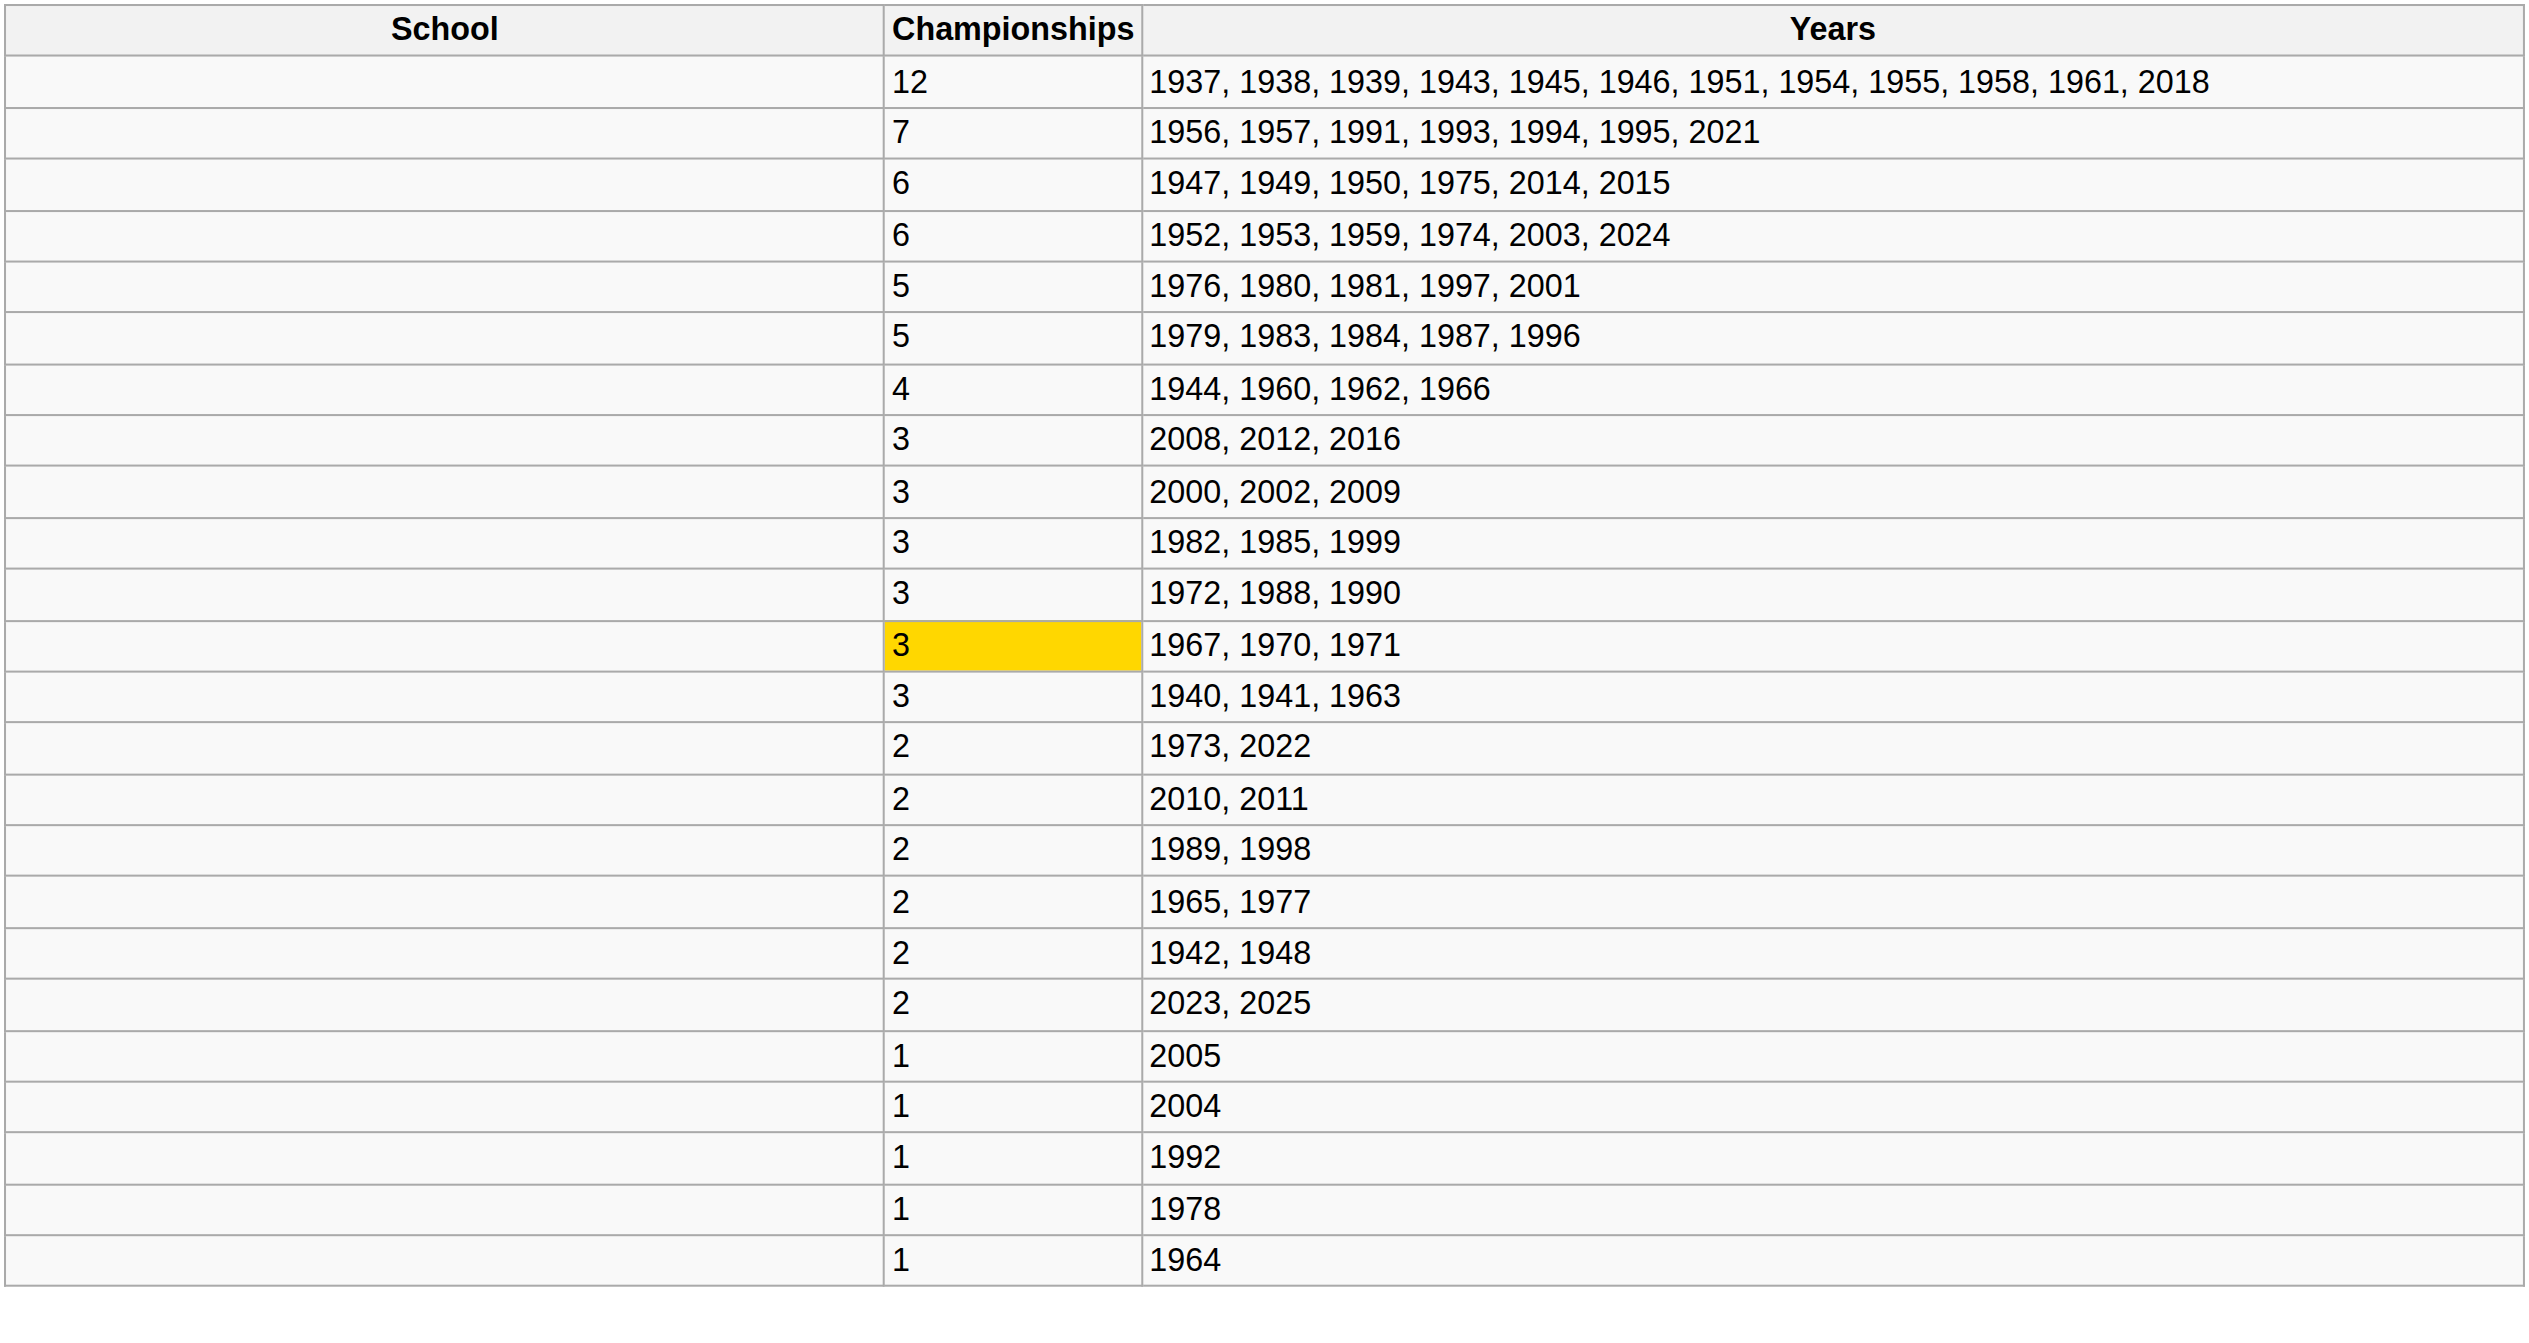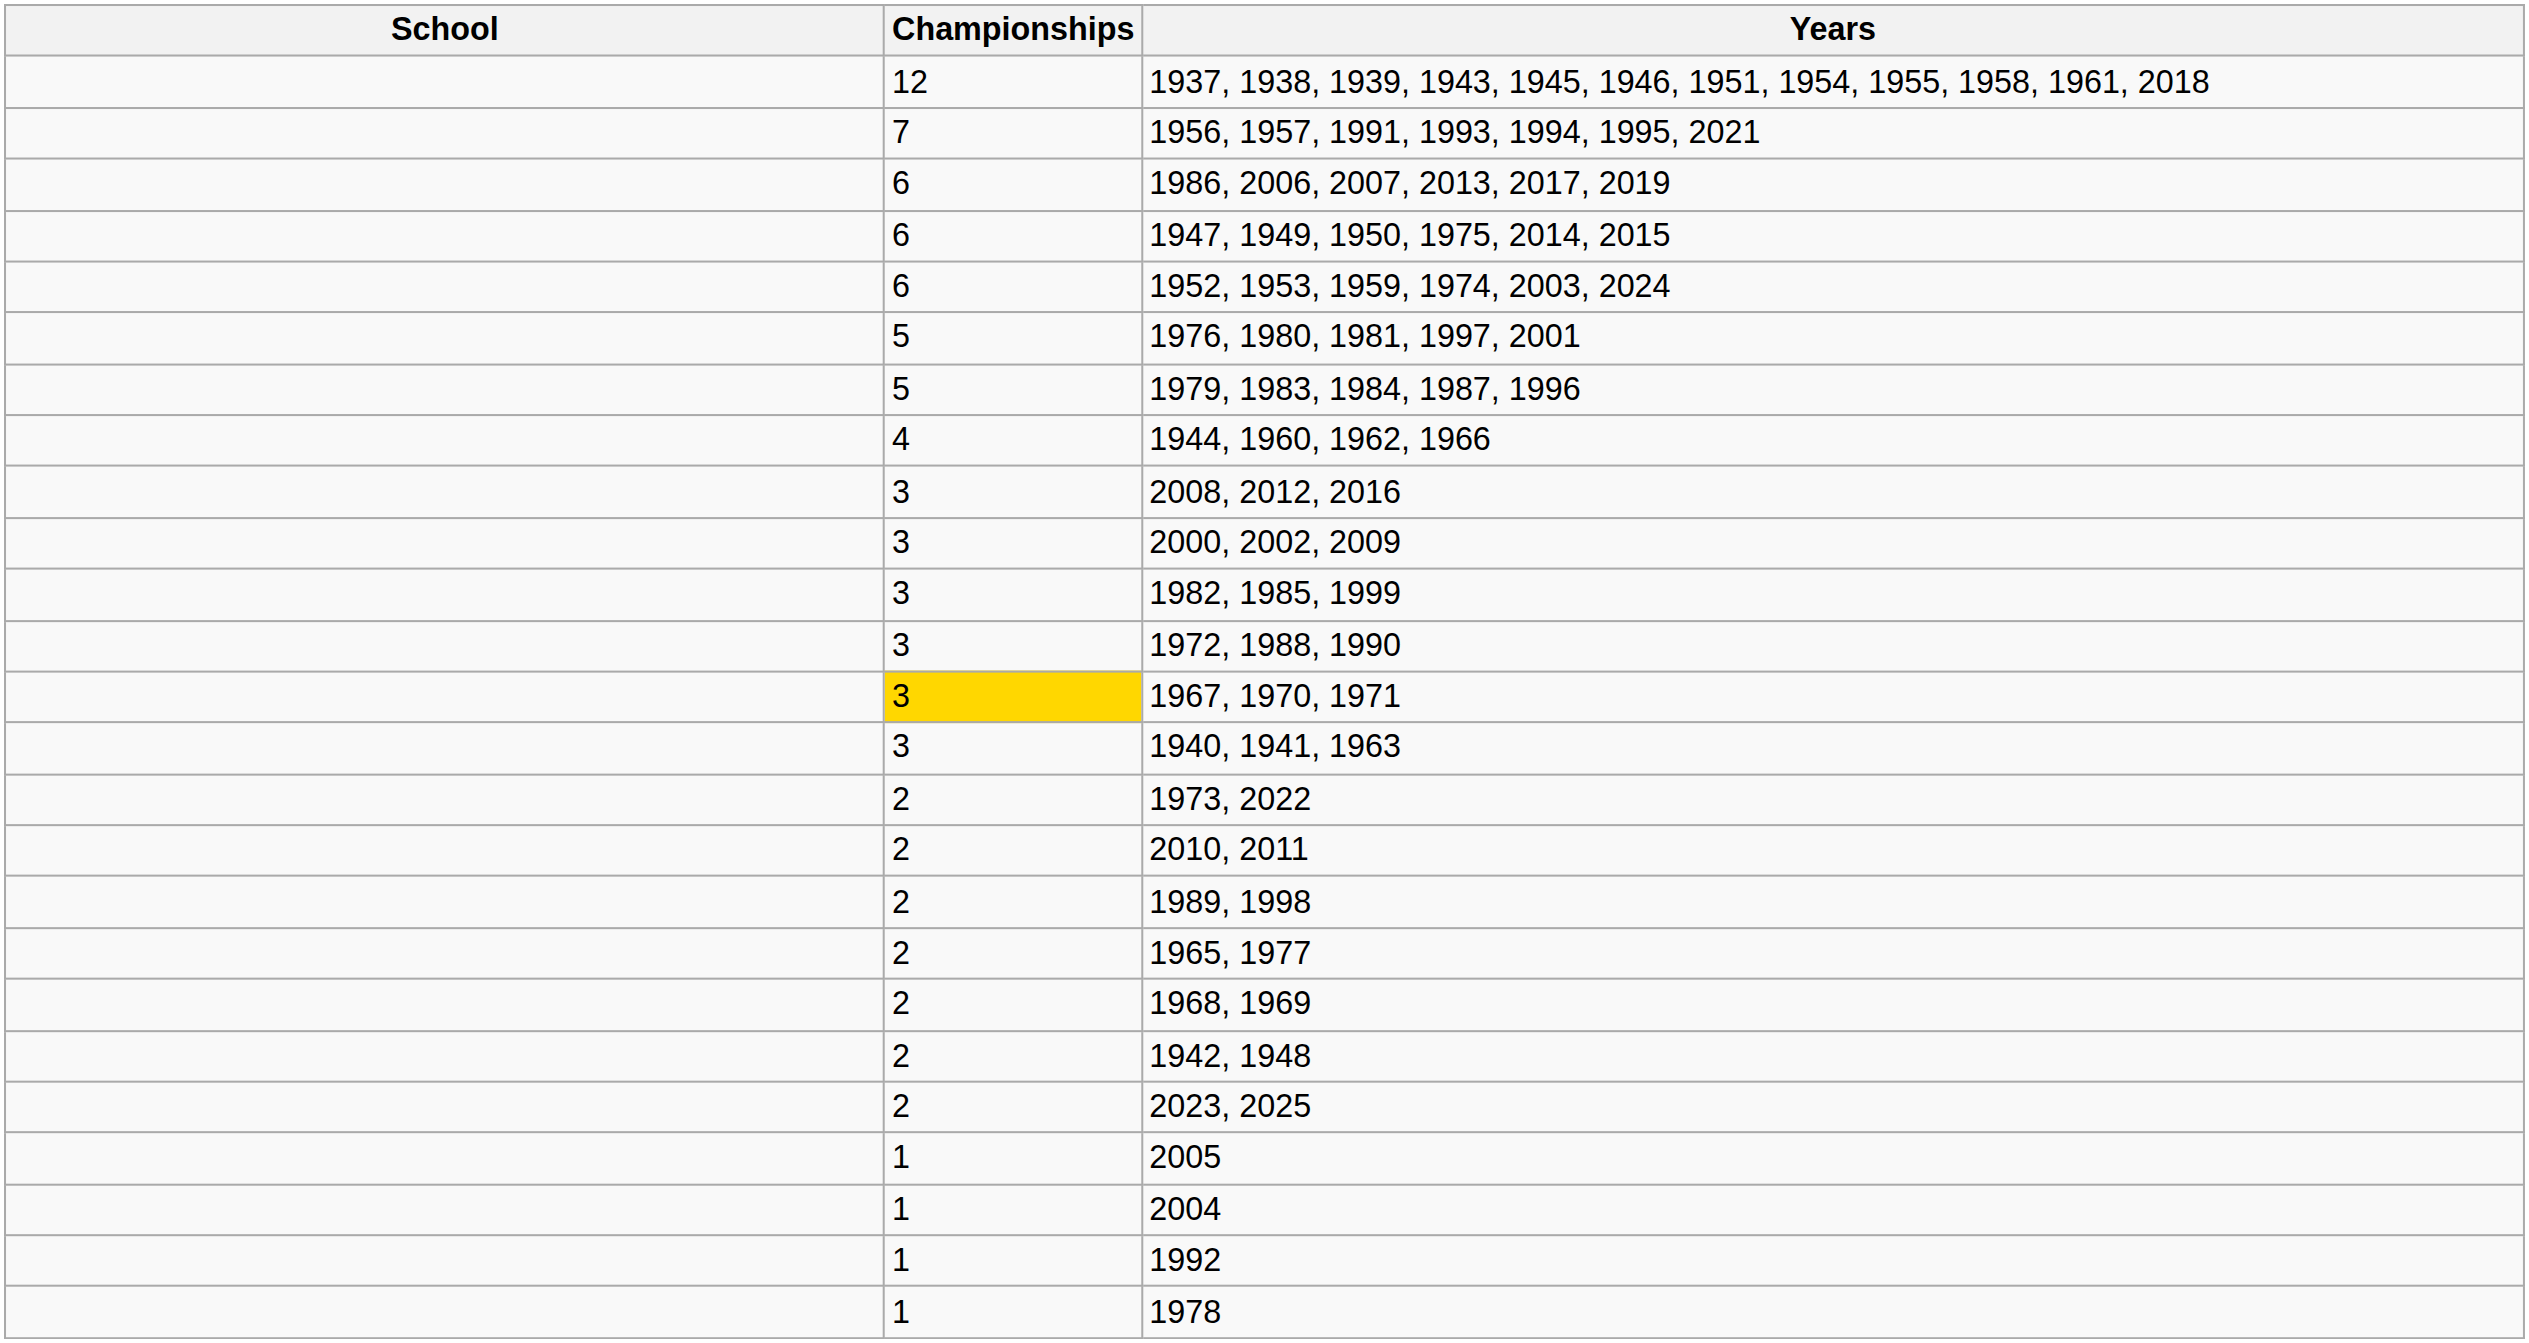+ row: (1410, 183)
+ row: (1230, 1004)
- row: (1185, 1260)
